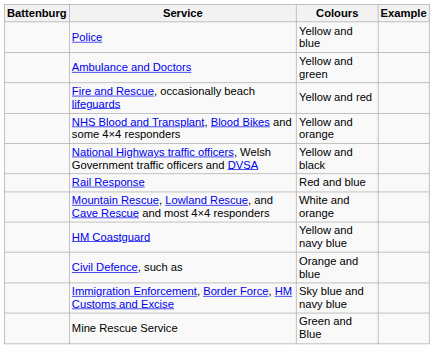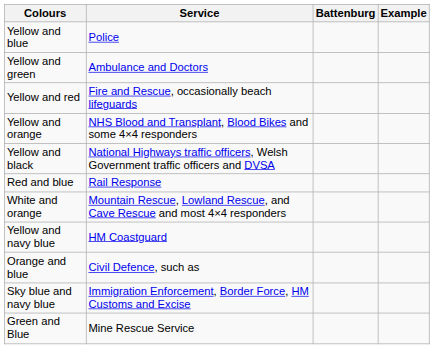columns swapped: (37, 13) <-> (337, 13)
